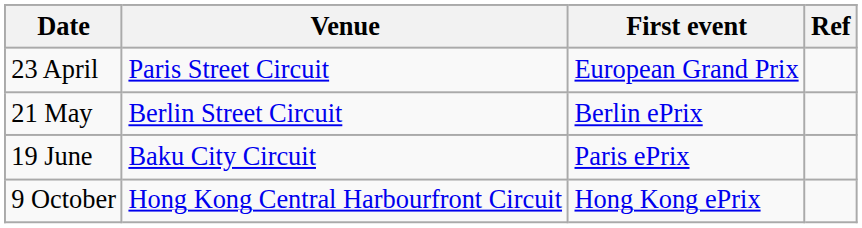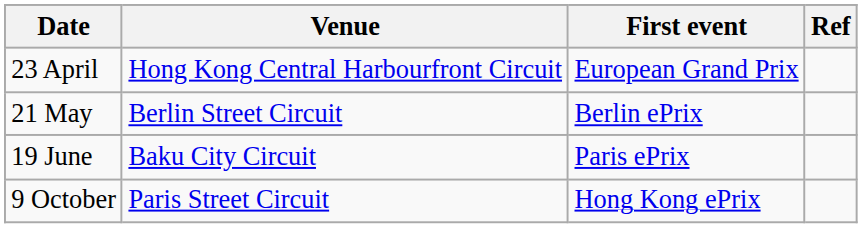(229, 69) Paris Street Circuit -> (345, 69) Hong Kong Central Harbourfront Circuit
(345, 199) Hong Kong Central Harbourfront Circuit -> (229, 199) Paris Street Circuit
